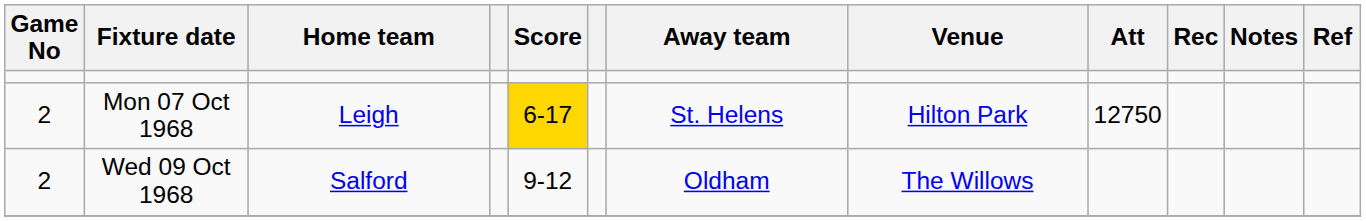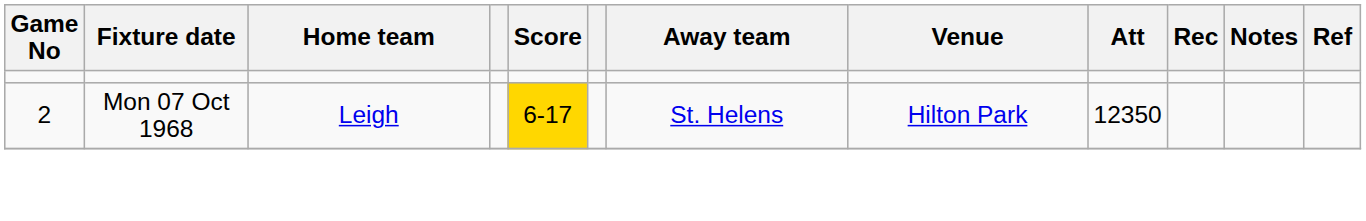(1128, 115) 12750 -> (1128, 115) 12350
- row: (166, 181)
